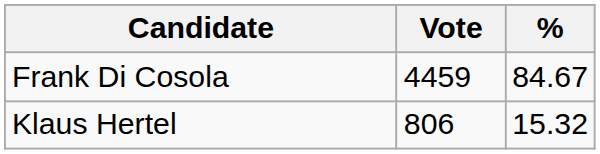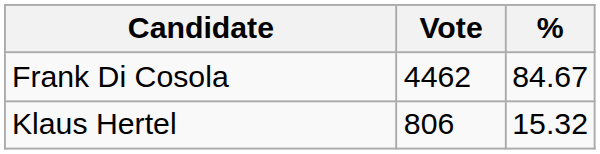(437, 76) 4459 -> (437, 76) 4462
